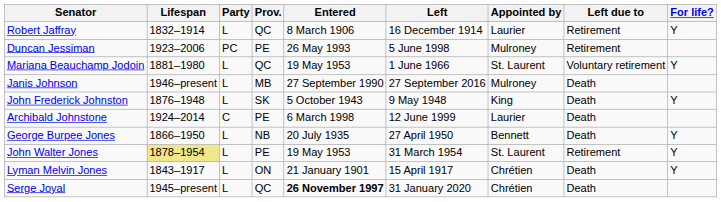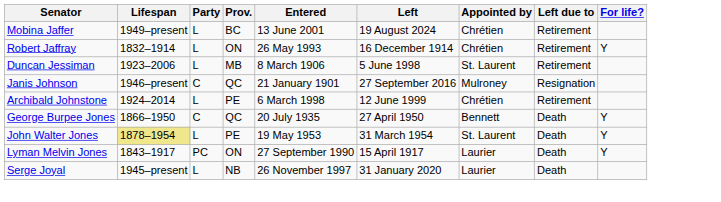+ row: (40, 30)
(263, 30) QC -> (234, 48) ON
(320, 30) 8 March 1906 -> (289, 48) 26 May 1993
(508, 30) Laurier -> (482, 48) Chrétien
(230, 48) PC -> (196, 65) L
(262, 48) PE -> (234, 65) MB
(319, 48) 26 May 1993 -> (291, 65) 8 March 1906
(513, 48) Mulroney -> (488, 65) St. Laurent
- row: (76, 65)
(225, 83) L -> (197, 83) C
(263, 83) MB -> (234, 83) QC
(335, 83) 27 September 1990 -> (298, 83) 21 January 1901
(581, 83) Death -> (566, 83) Resignation
- row: (67, 100)
(226, 118) C -> (196, 100) L
(508, 118) Laurier -> (482, 100) Chrétien
(581, 118) Death -> (564, 100) Retirement
(225, 135) L -> (197, 118) C
(262, 135) NB -> (234, 118) QC
(593, 153) Retirement -> (552, 135) Death
(225, 170) L -> (200, 153) PC
(328, 170) 21 January 1901 -> (306, 153) 27 September 1990
(512, 170) Chrétien -> (479, 153) Laurier
(263, 188) QC -> (233, 170) NB
(335, 188) bold -> (304, 170) normal
(512, 188) Chrétien -> (479, 170) Laurier
